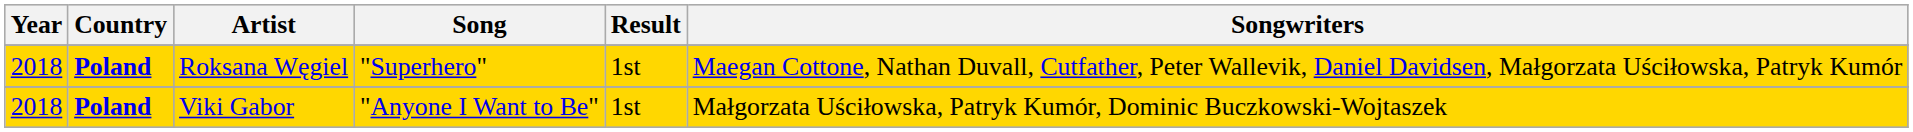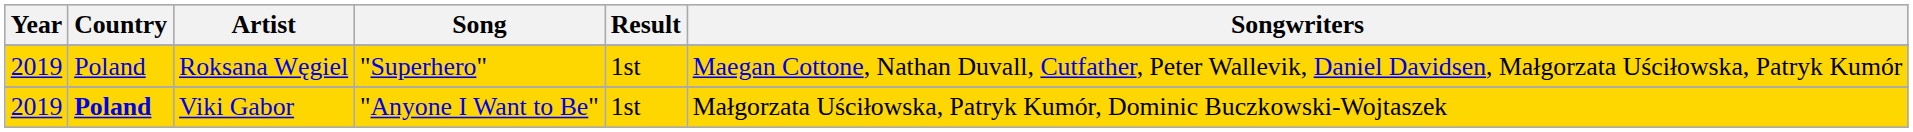(37, 65) 2018 -> (37, 65) 2019
(113, 65) bold -> (110, 65) normal
(37, 106) 2018 -> (37, 106) 2019
